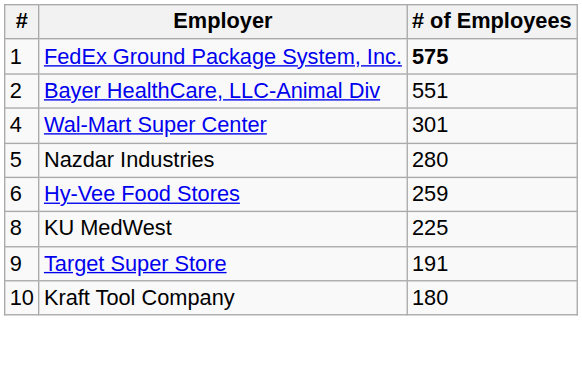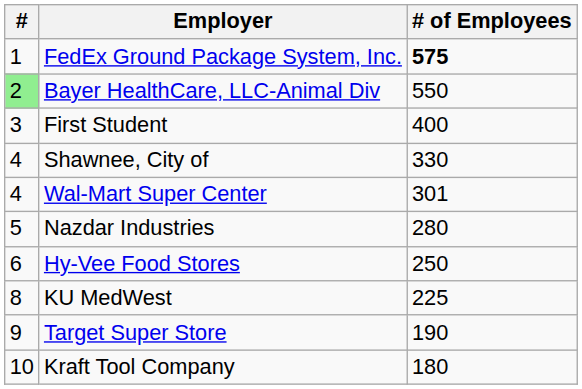(16, 90) no background -> (16, 90) lightgreen background
(430, 90) 551 -> (430, 90) 550
+ row: (106, 125)
+ row: (126, 159)
(430, 194) 259 -> (430, 263) 250
(430, 263) 191 -> (430, 332) 190
